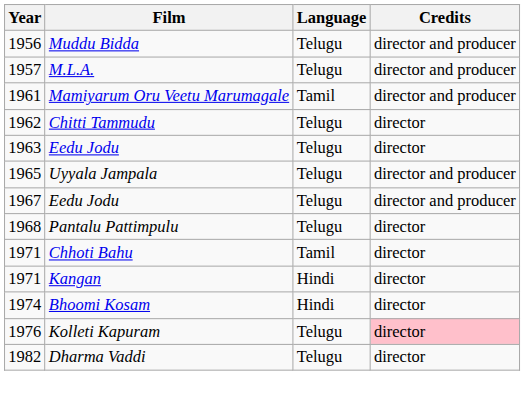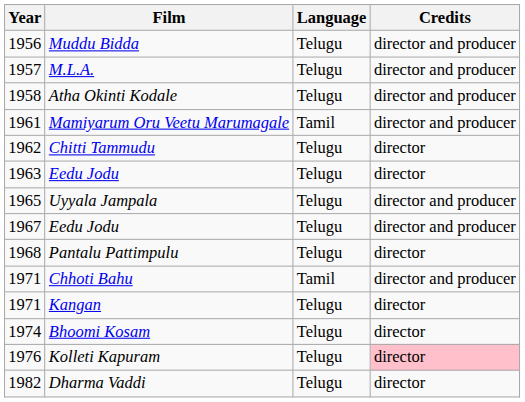+ row: (25, 95)
(400, 252) director -> (445, 278) director and producer
(316, 278) Hindi -> (320, 305) Telugu
(316, 305) Hindi -> (320, 331) Telugu
